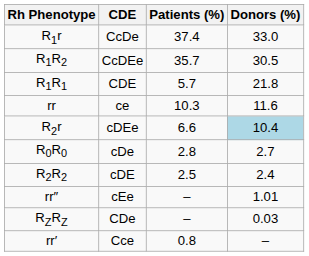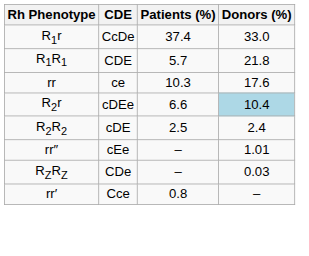- row: (52, 60)
(265, 105) 11.6 -> (257, 82) 17.6
- row: (52, 151)
